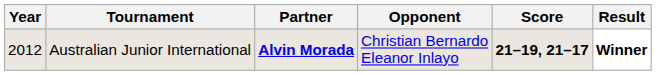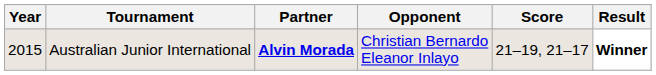(25, 50) 2012 -> (25, 50) 2015
(542, 50) bold -> (542, 50) normal
